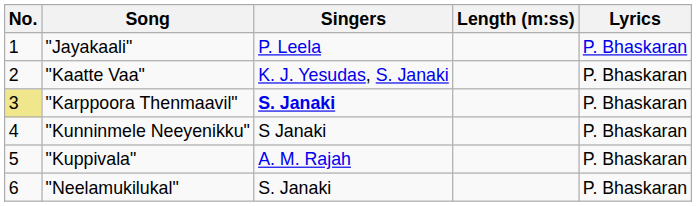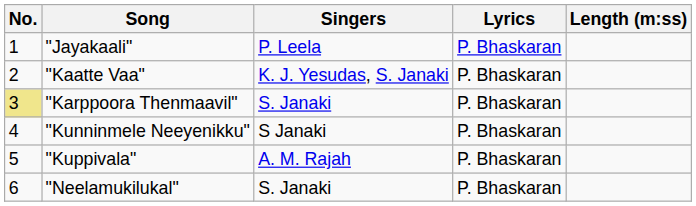columns swapped: (635, 19) <-> (516, 19)
(297, 103) bold -> (295, 103) normal
